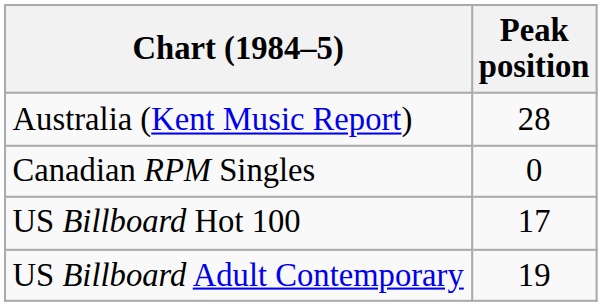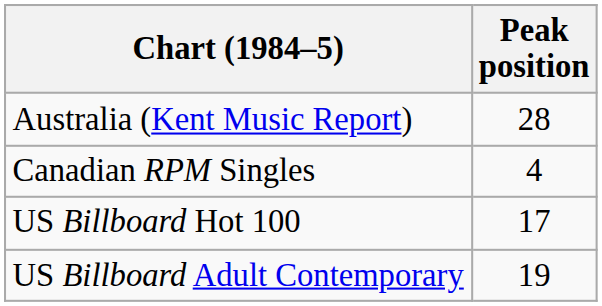(534, 170) 0 -> (534, 170) 4
